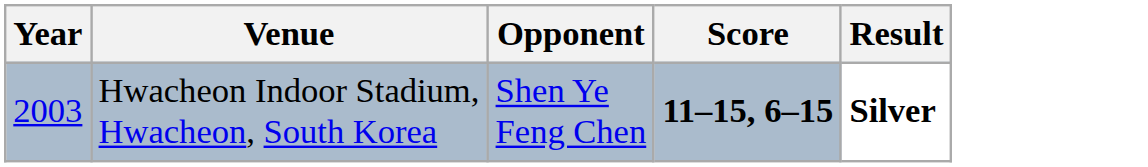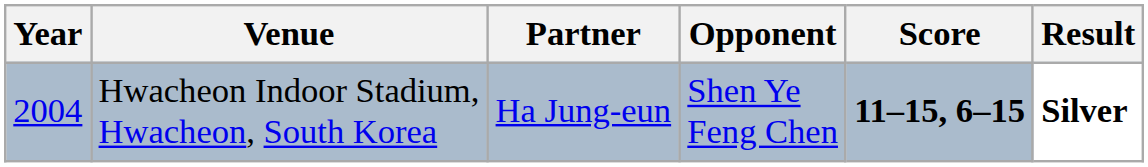+ column: (583, 33)
(48, 110) 2003 -> (48, 110) 2004
